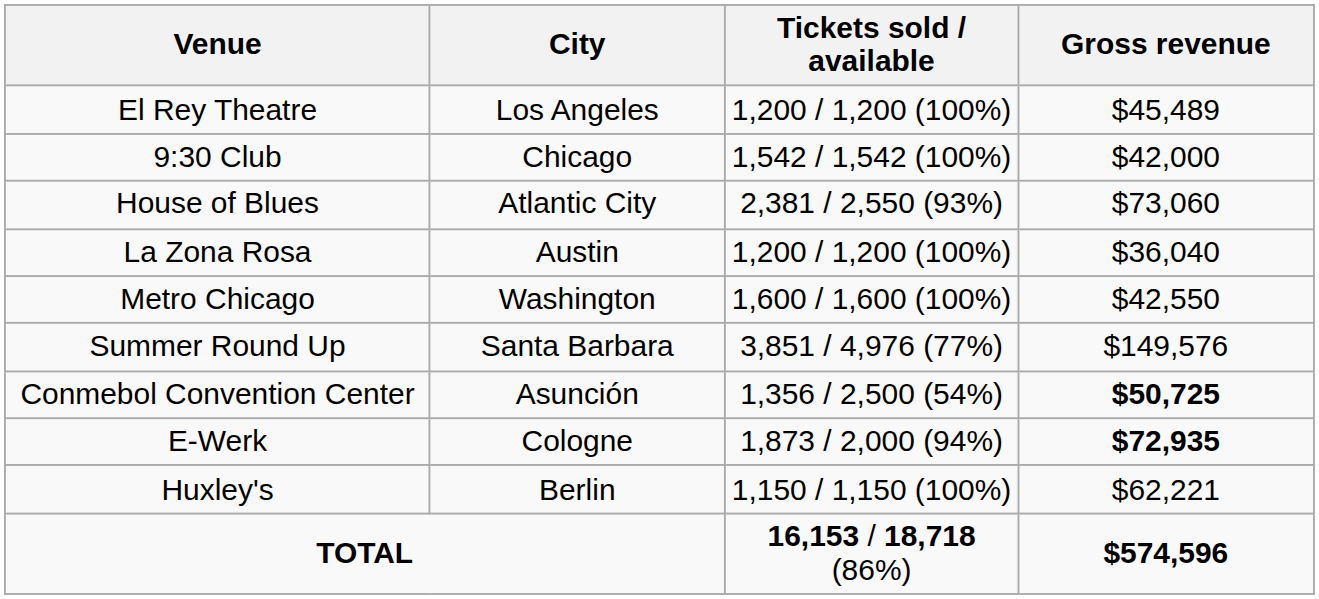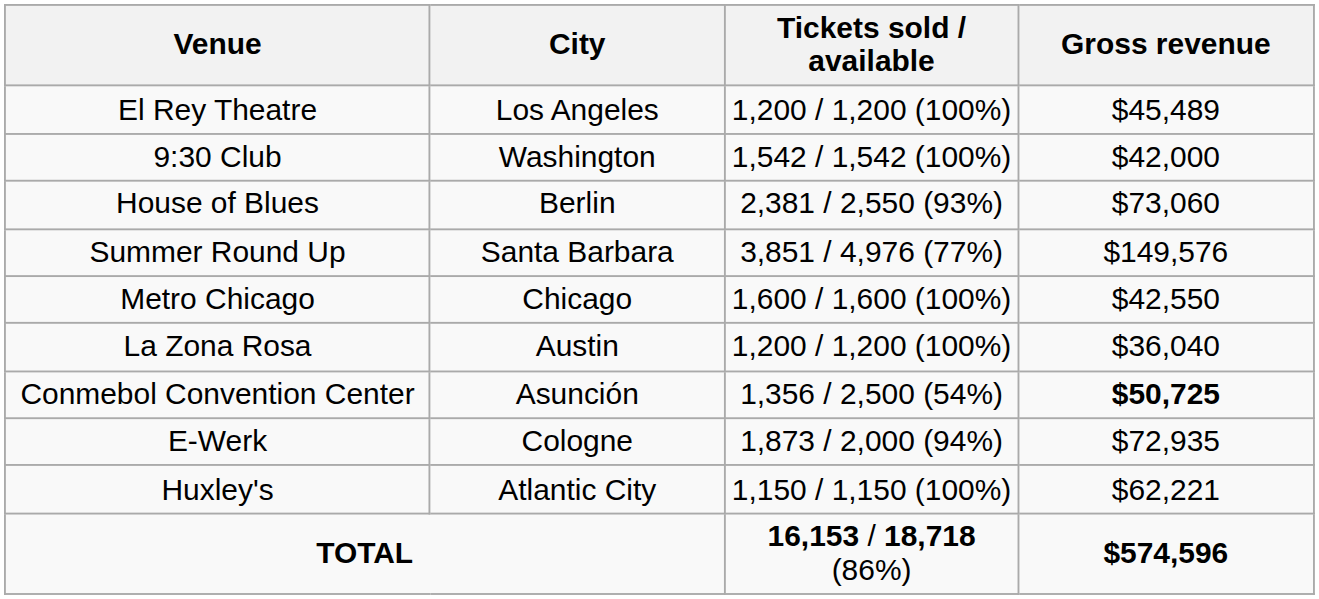(577, 156) Chicago -> (577, 156) Washington
(577, 204) Atlantic City -> (577, 204) Berlin
rows swapped: (218, 346) <-> (218, 251)
(577, 299) Washington -> (577, 299) Chicago
(1166, 441) bold -> (1166, 441) normal
(577, 488) Berlin -> (577, 488) Atlantic City
